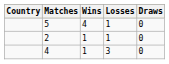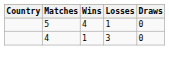- row: (47, 38)
